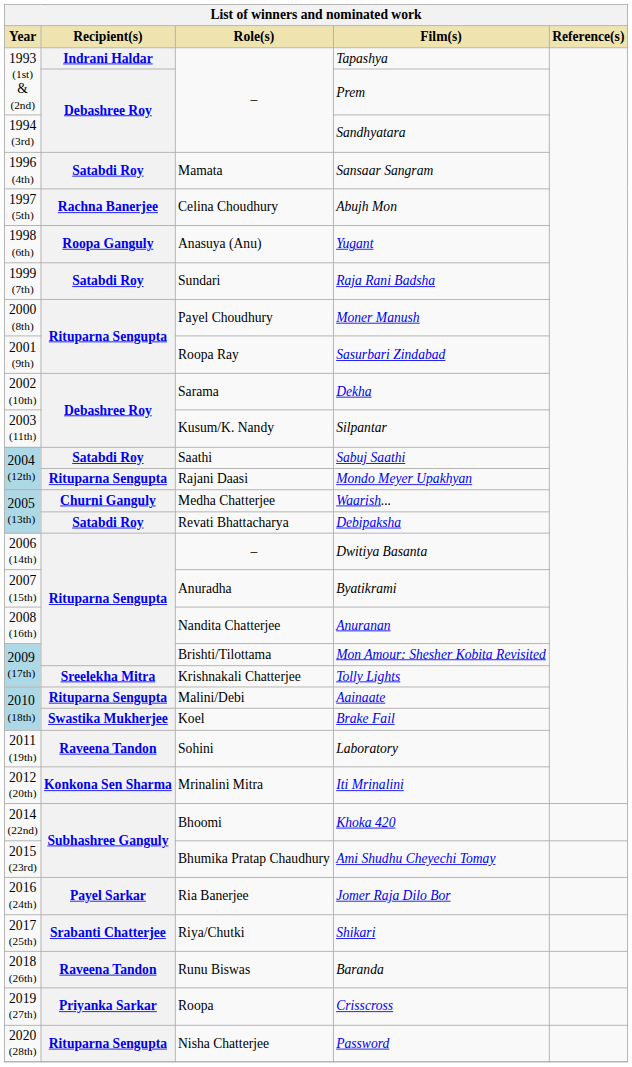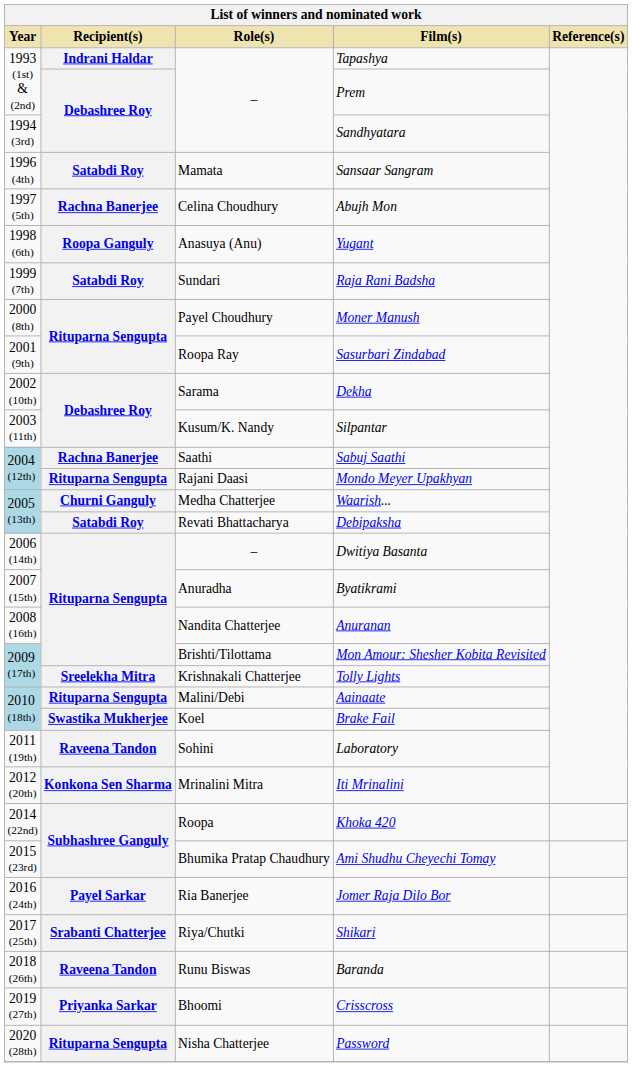(108, 457) Satabdi Roy -> (108, 457) Rachna Banerjee
(200, 822) Bhoomi -> (196, 822) Roopa
(196, 1006) Roopa -> (200, 1006) Bhoomi
